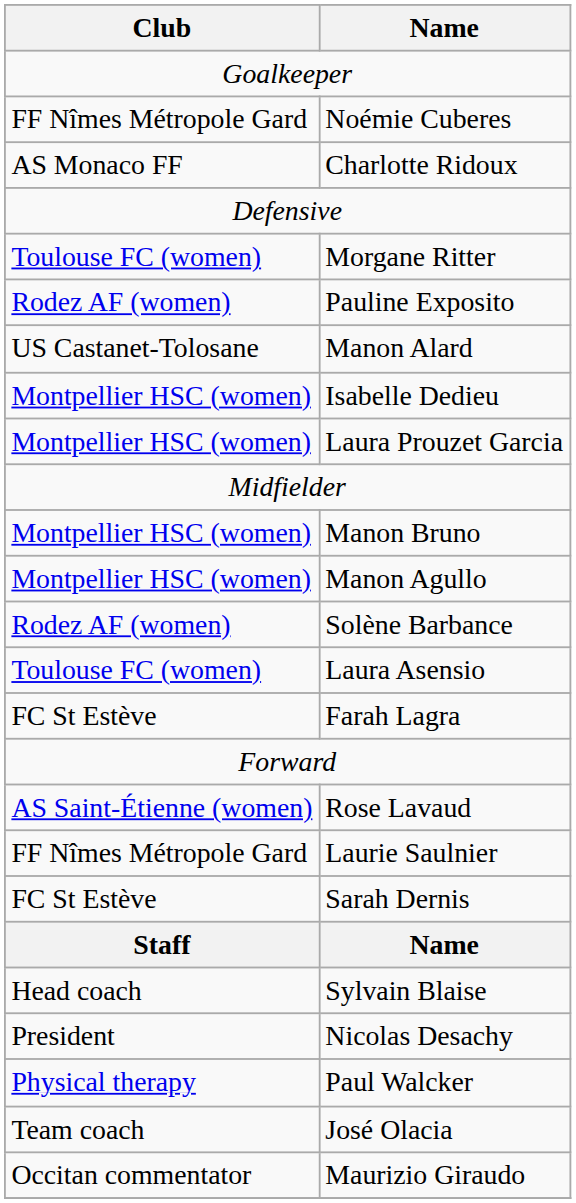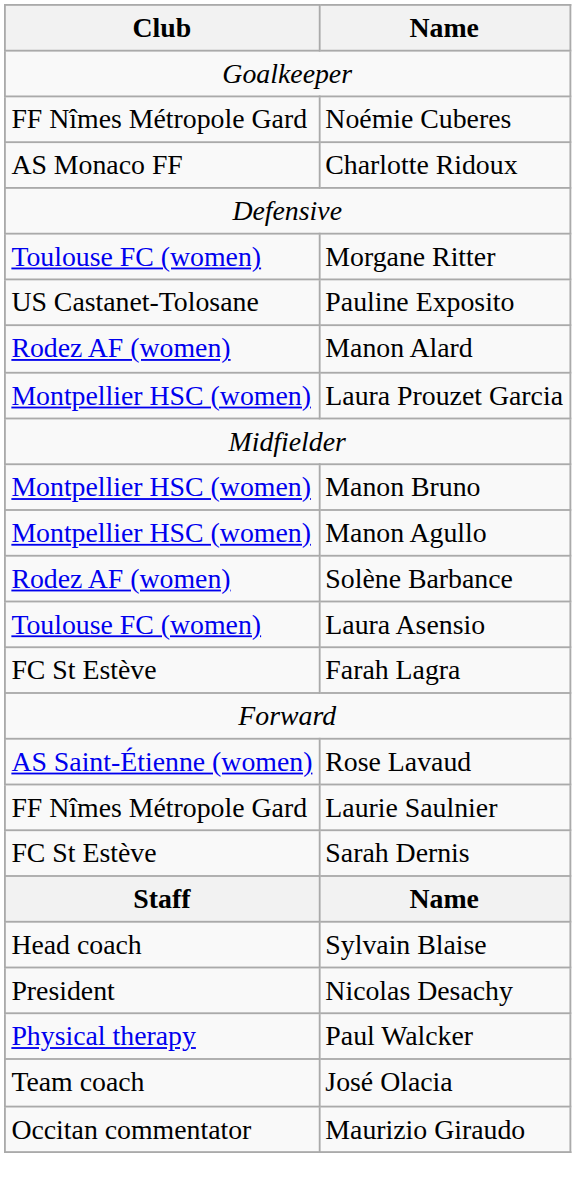(121, 302) Rodez AF (women) -> (135, 302) US Castanet-Tolosane
(135, 348) US Castanet-Tolosane -> (121, 348) Rodez AF (women)
- row: (412, 394)
